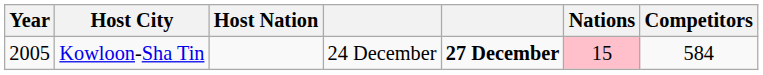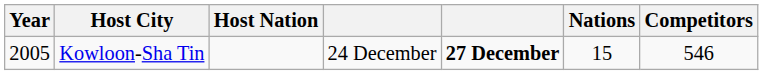(602, 52) pink background -> (602, 52) no background
(699, 52) 584 -> (699, 52) 546
